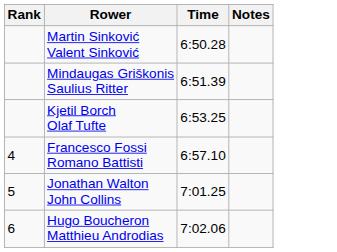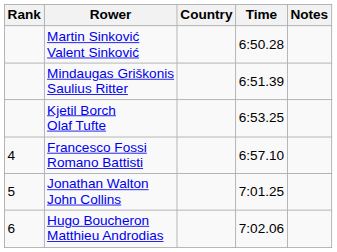+ column: (206, 15)
